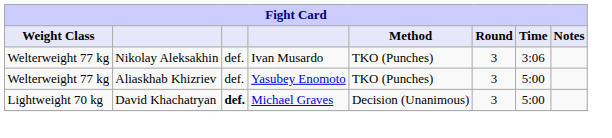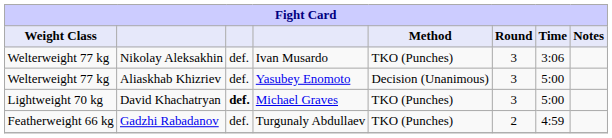(393, 78) TKO (Punches) -> (430, 78) Decision (Unanimous)
(411, 100) Decision (Unanimous) -> (412, 100) TKO (Punches)
+ row: (169, 121)
